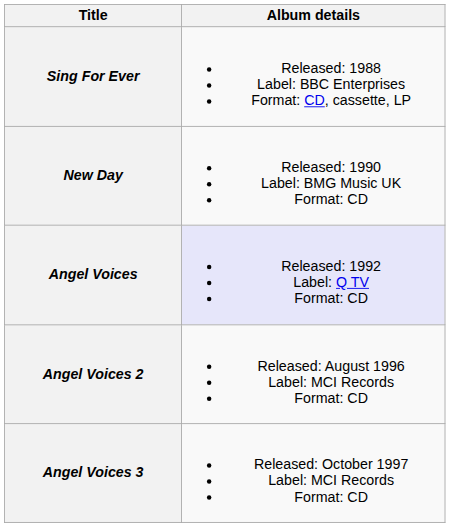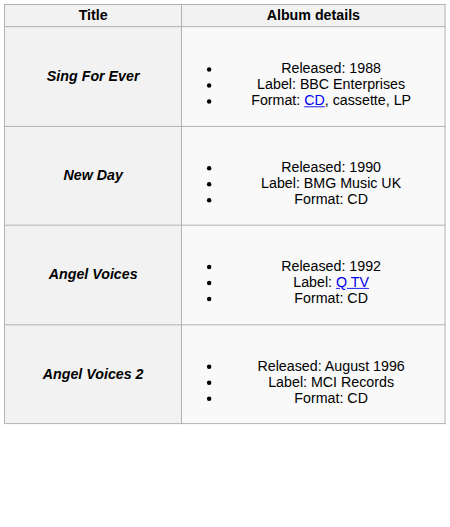(313, 283) lavender background -> (313, 283) no background
- row: (93, 473)
